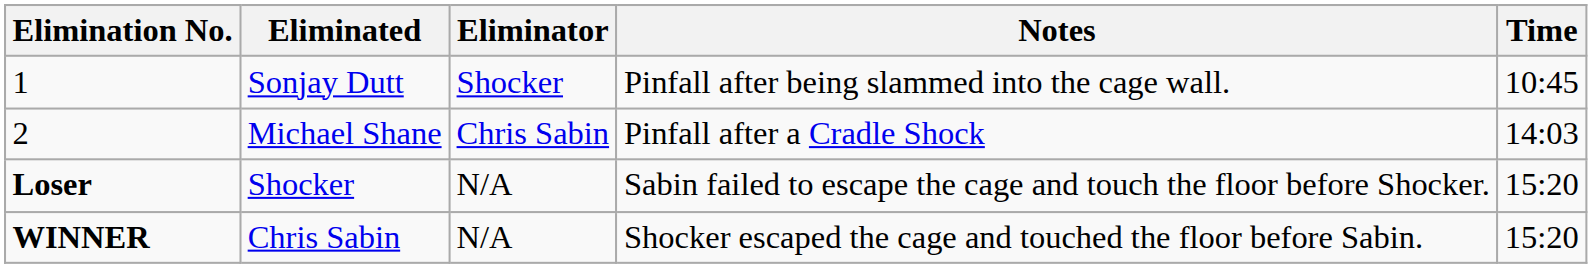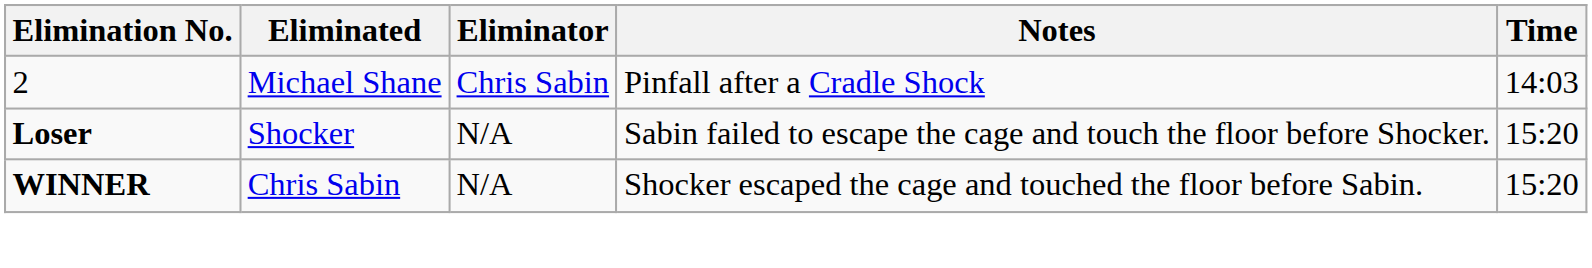- row: (21, 81)
